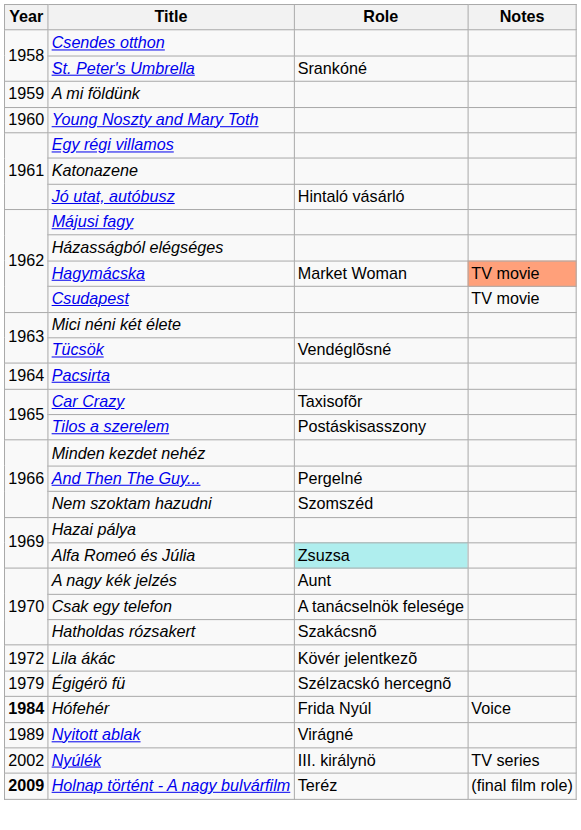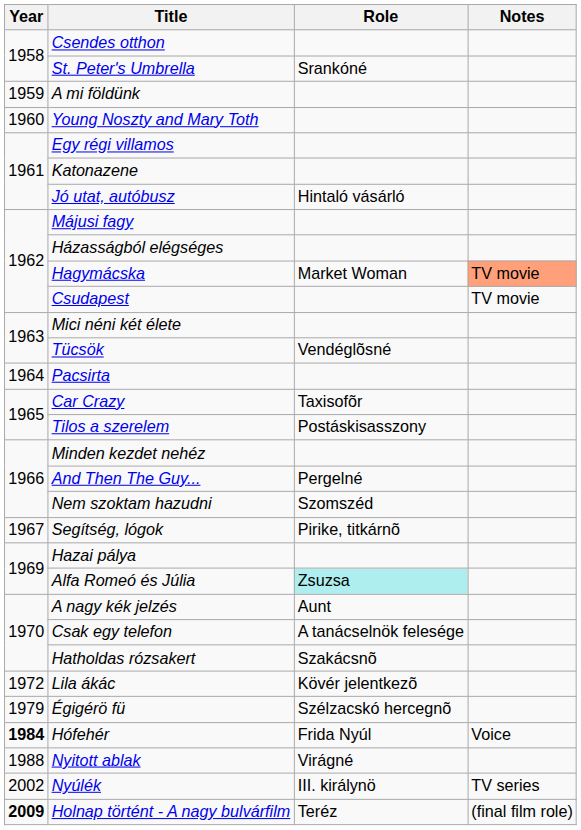+ row: (107, 529)
(26, 734) 1989 -> (26, 760) 1988
